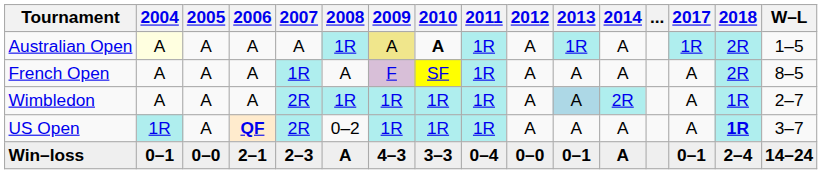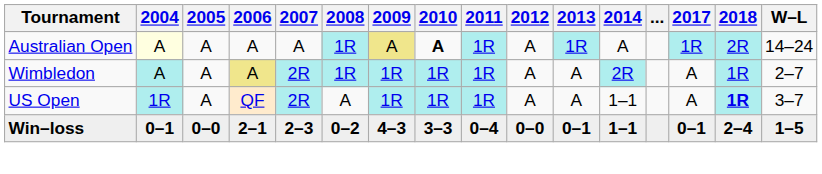(789, 45) 1–5 -> (789, 45) 14–24
- row: (59, 73)
(160, 100) no background -> (160, 73) paleturquoise background
(252, 100) no background -> (252, 73) khaki background
(576, 100) lightblue background -> (576, 73) no background
(252, 127) bold -> (252, 100) normal
(345, 127) 0–2 -> (345, 100) A
(623, 127) A -> (623, 100) 1–1
(345, 155) A -> (345, 127) 0–2
(623, 155) A -> (623, 127) 1–1
(789, 155) 14–24 -> (789, 127) 1–5
